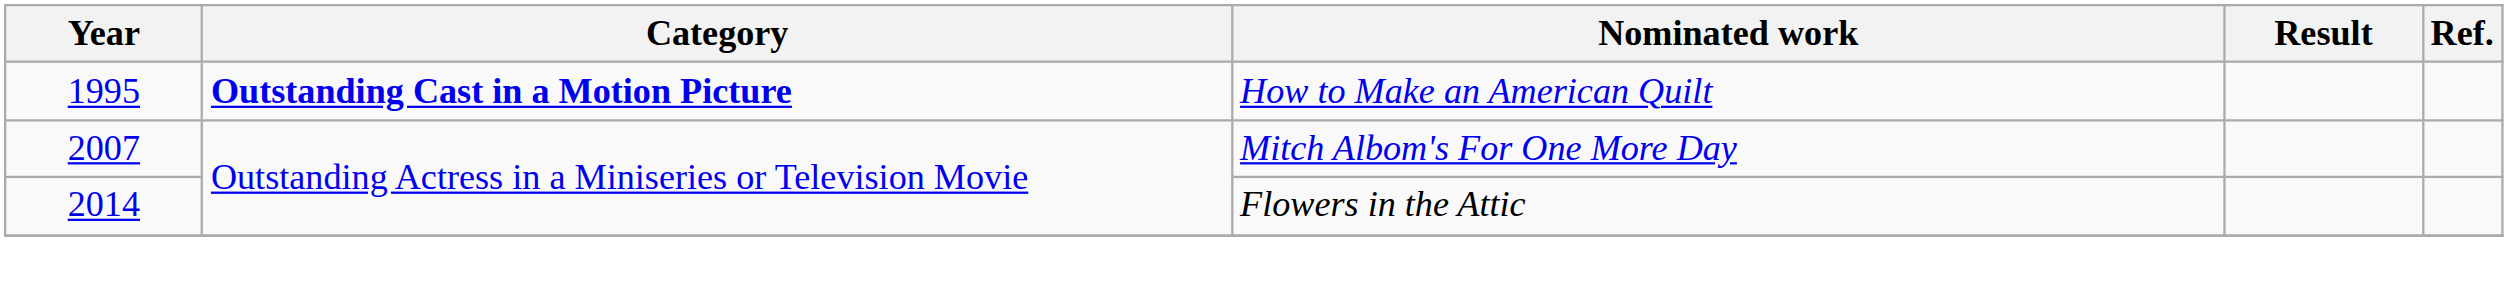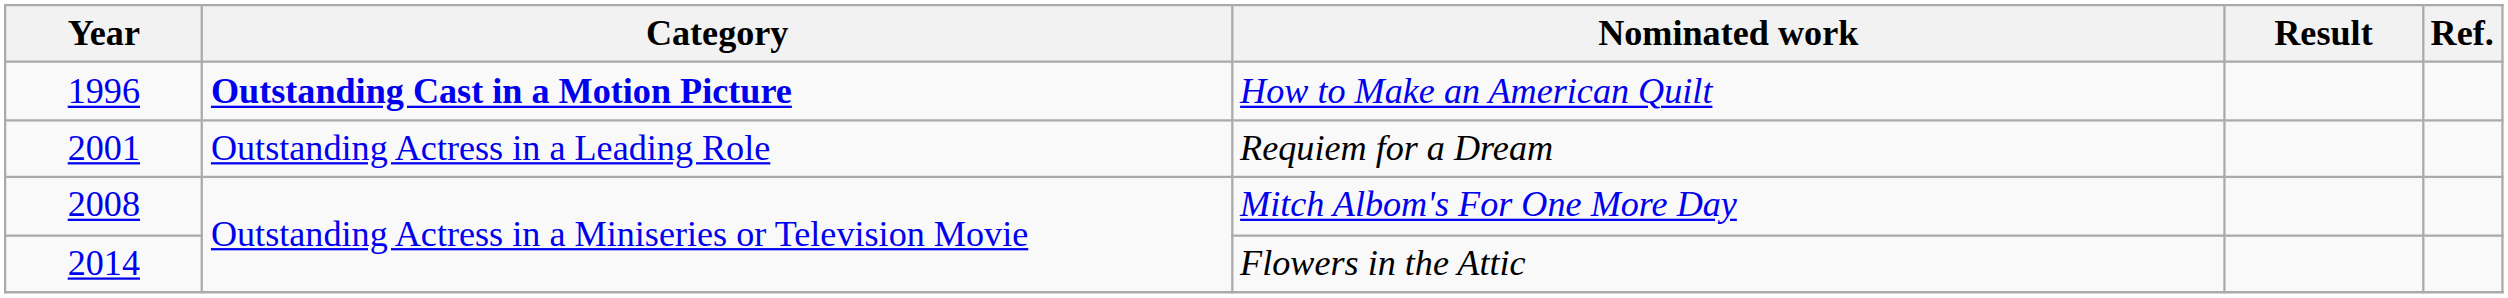(104, 90) 1995 -> (104, 90) 1996
+ row: (1397, 147)
(104, 147) 2007 -> (104, 205) 2008
